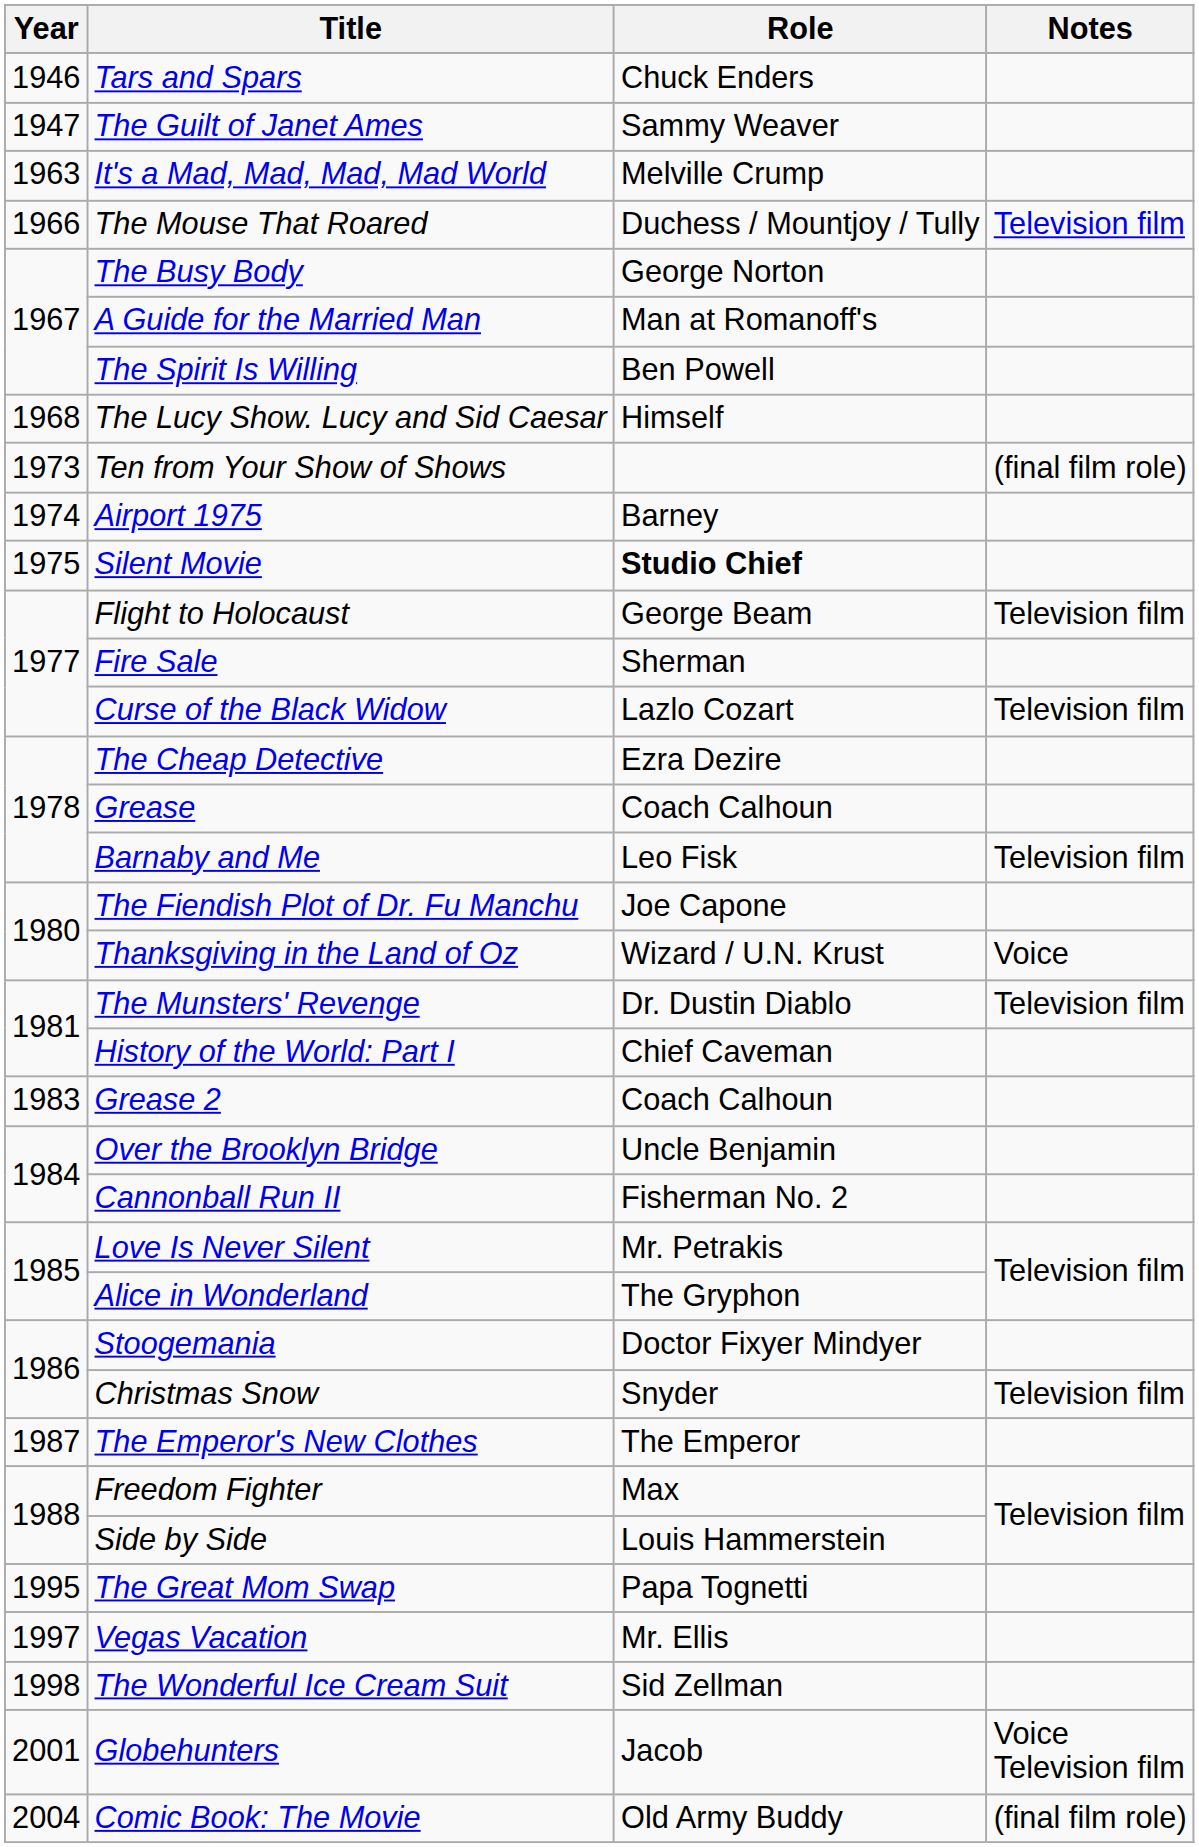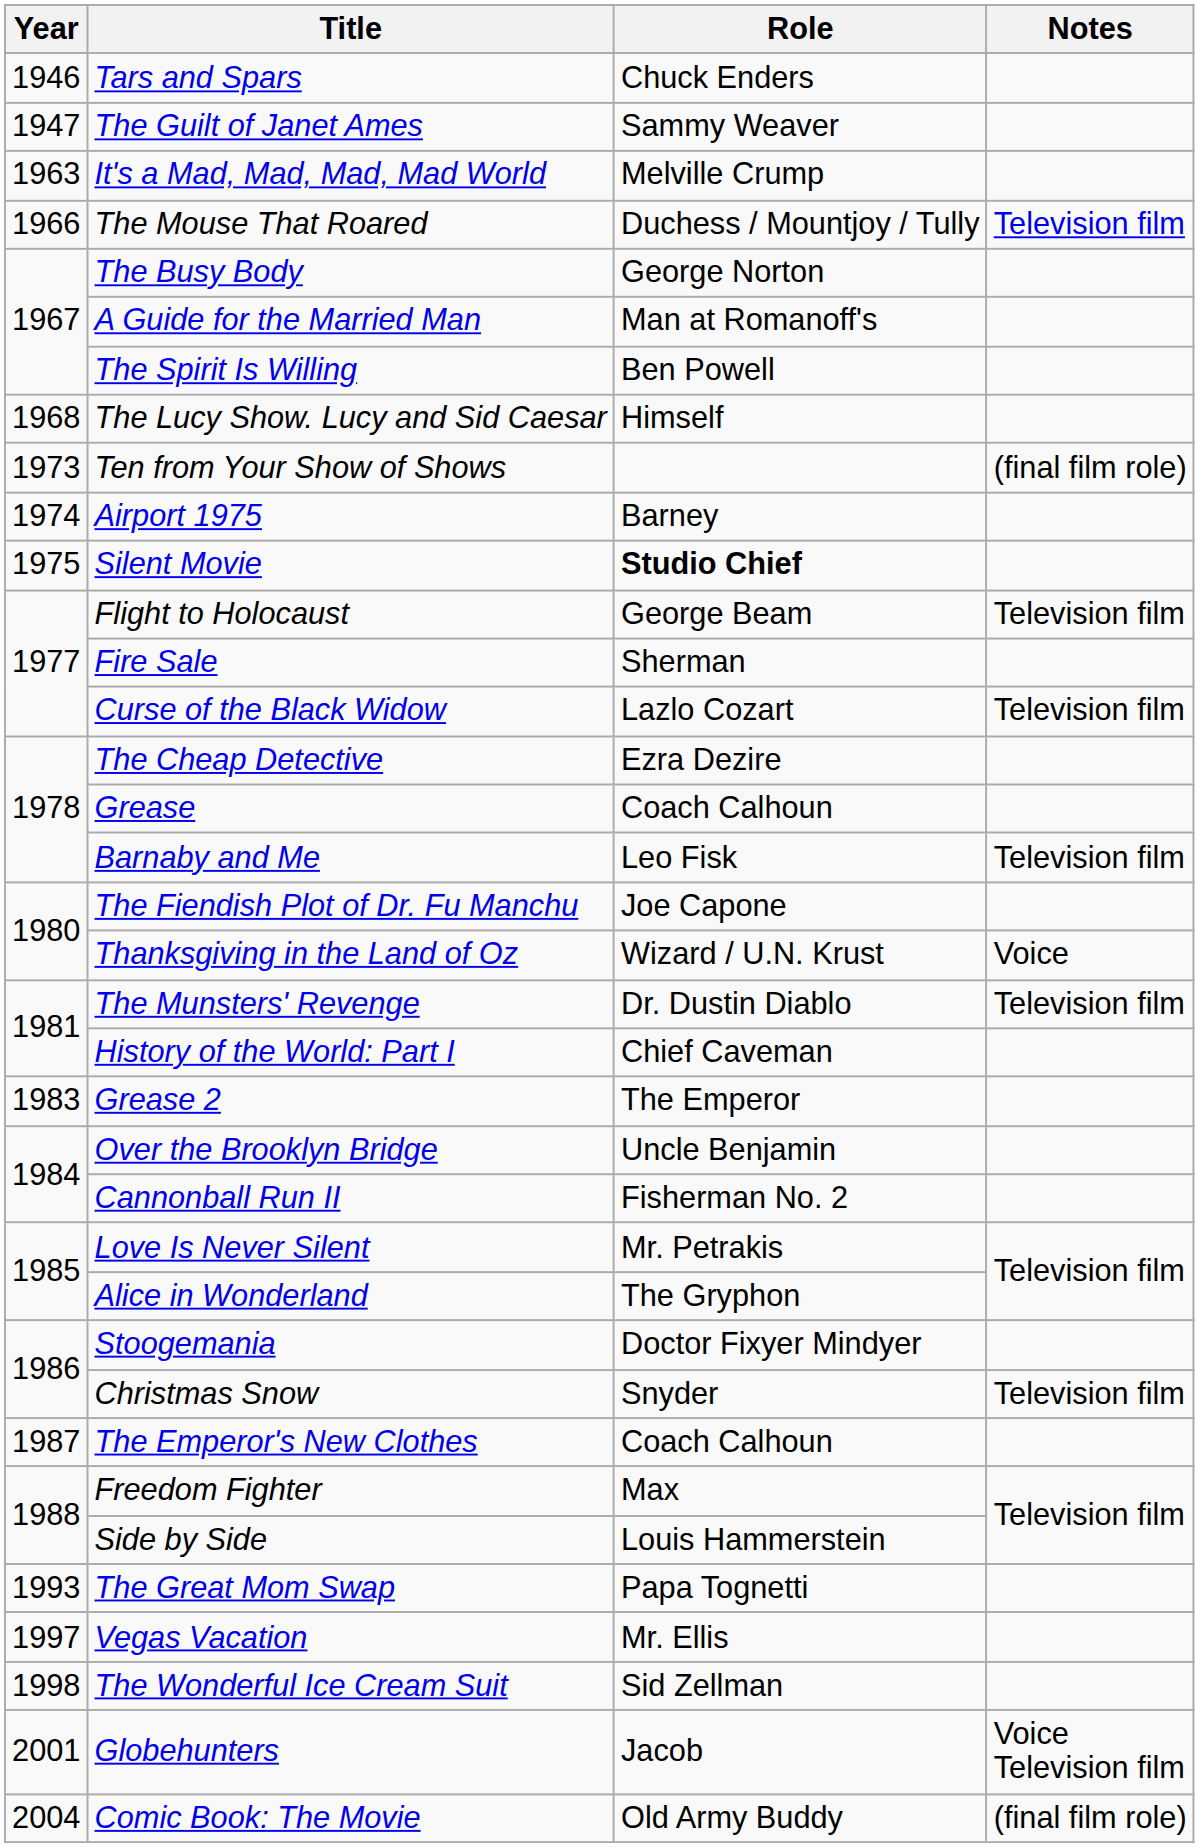(727, 1100) Coach Calhoun -> (711, 1100) The Emperor
(711, 1441) The Emperor -> (727, 1441) Coach Calhoun
(46, 1587) 1995 -> (46, 1587) 1993
